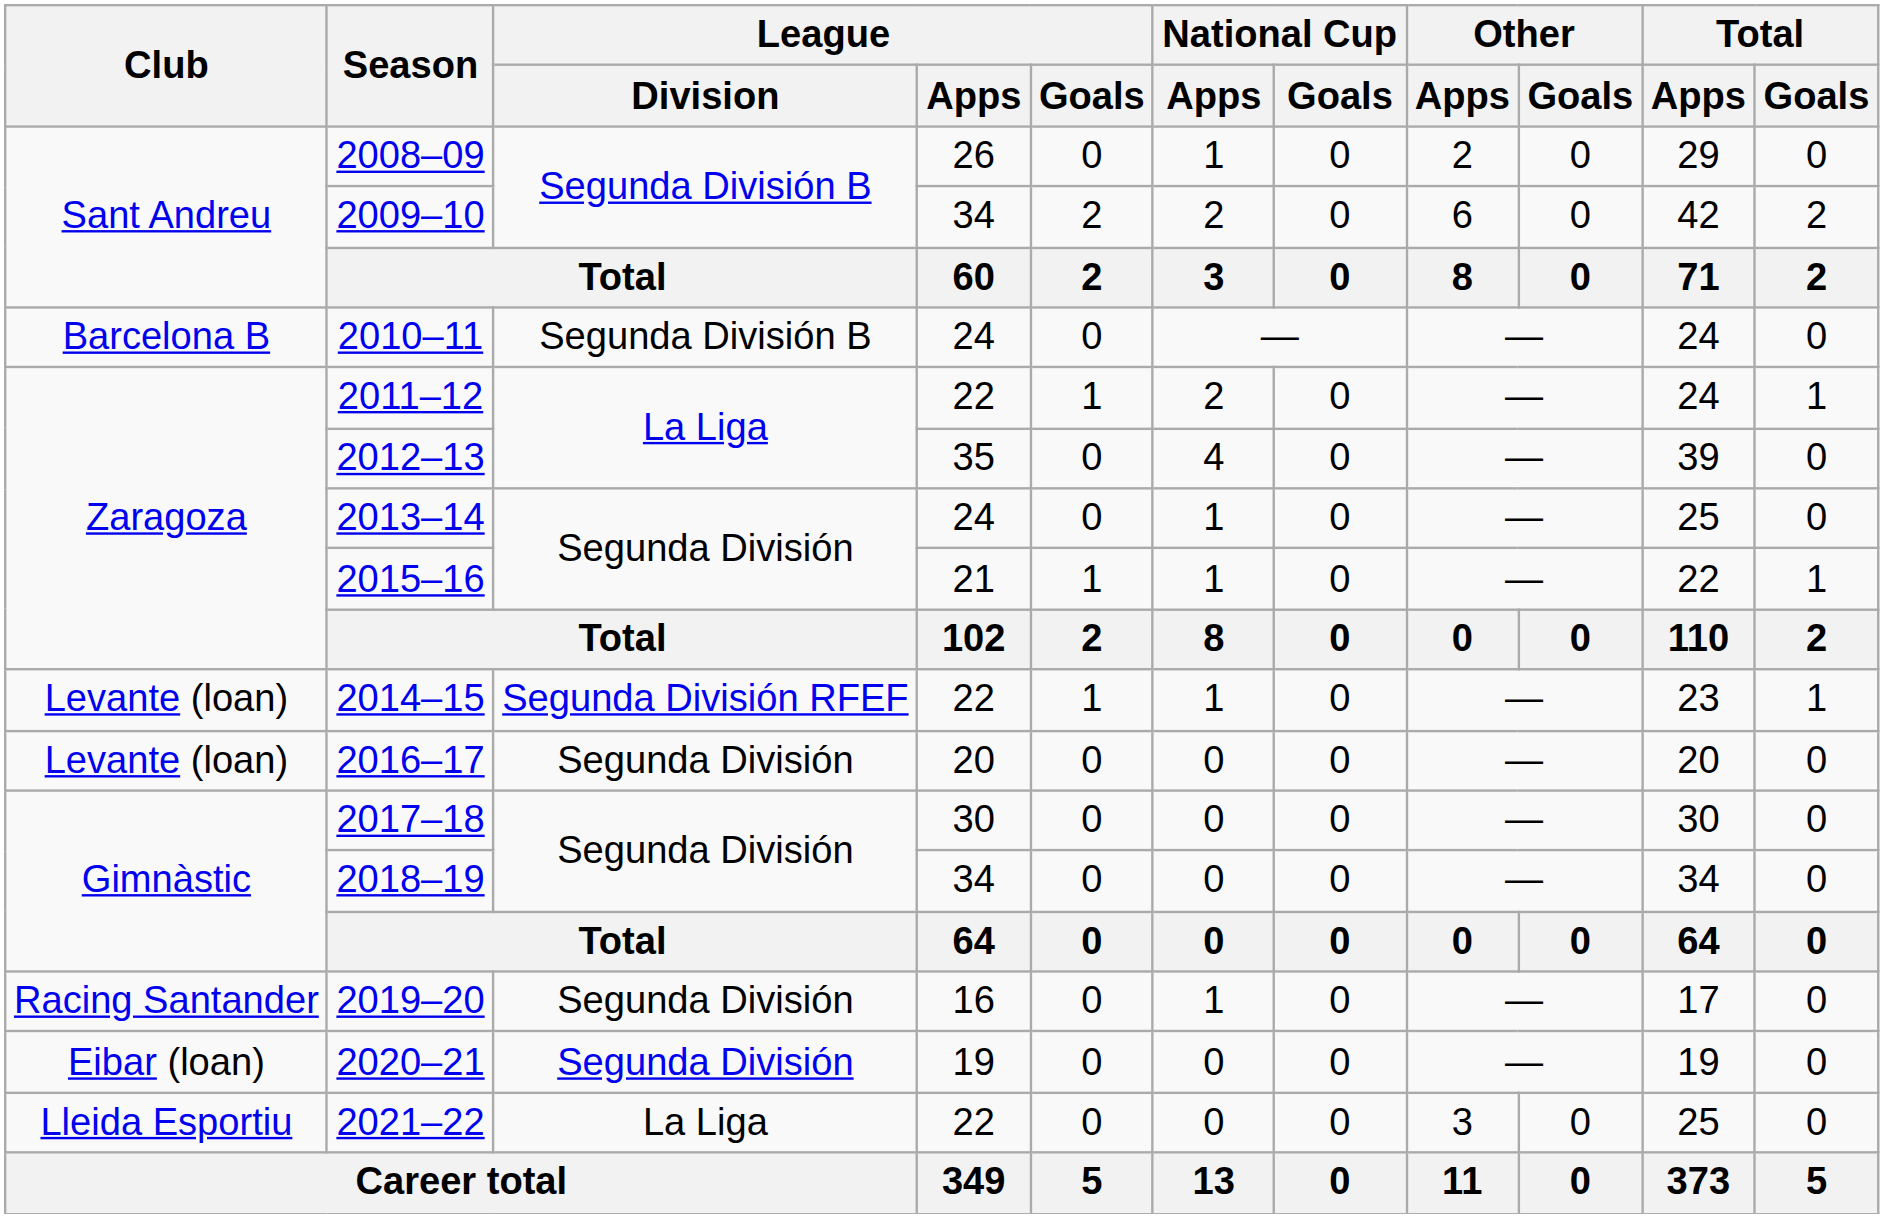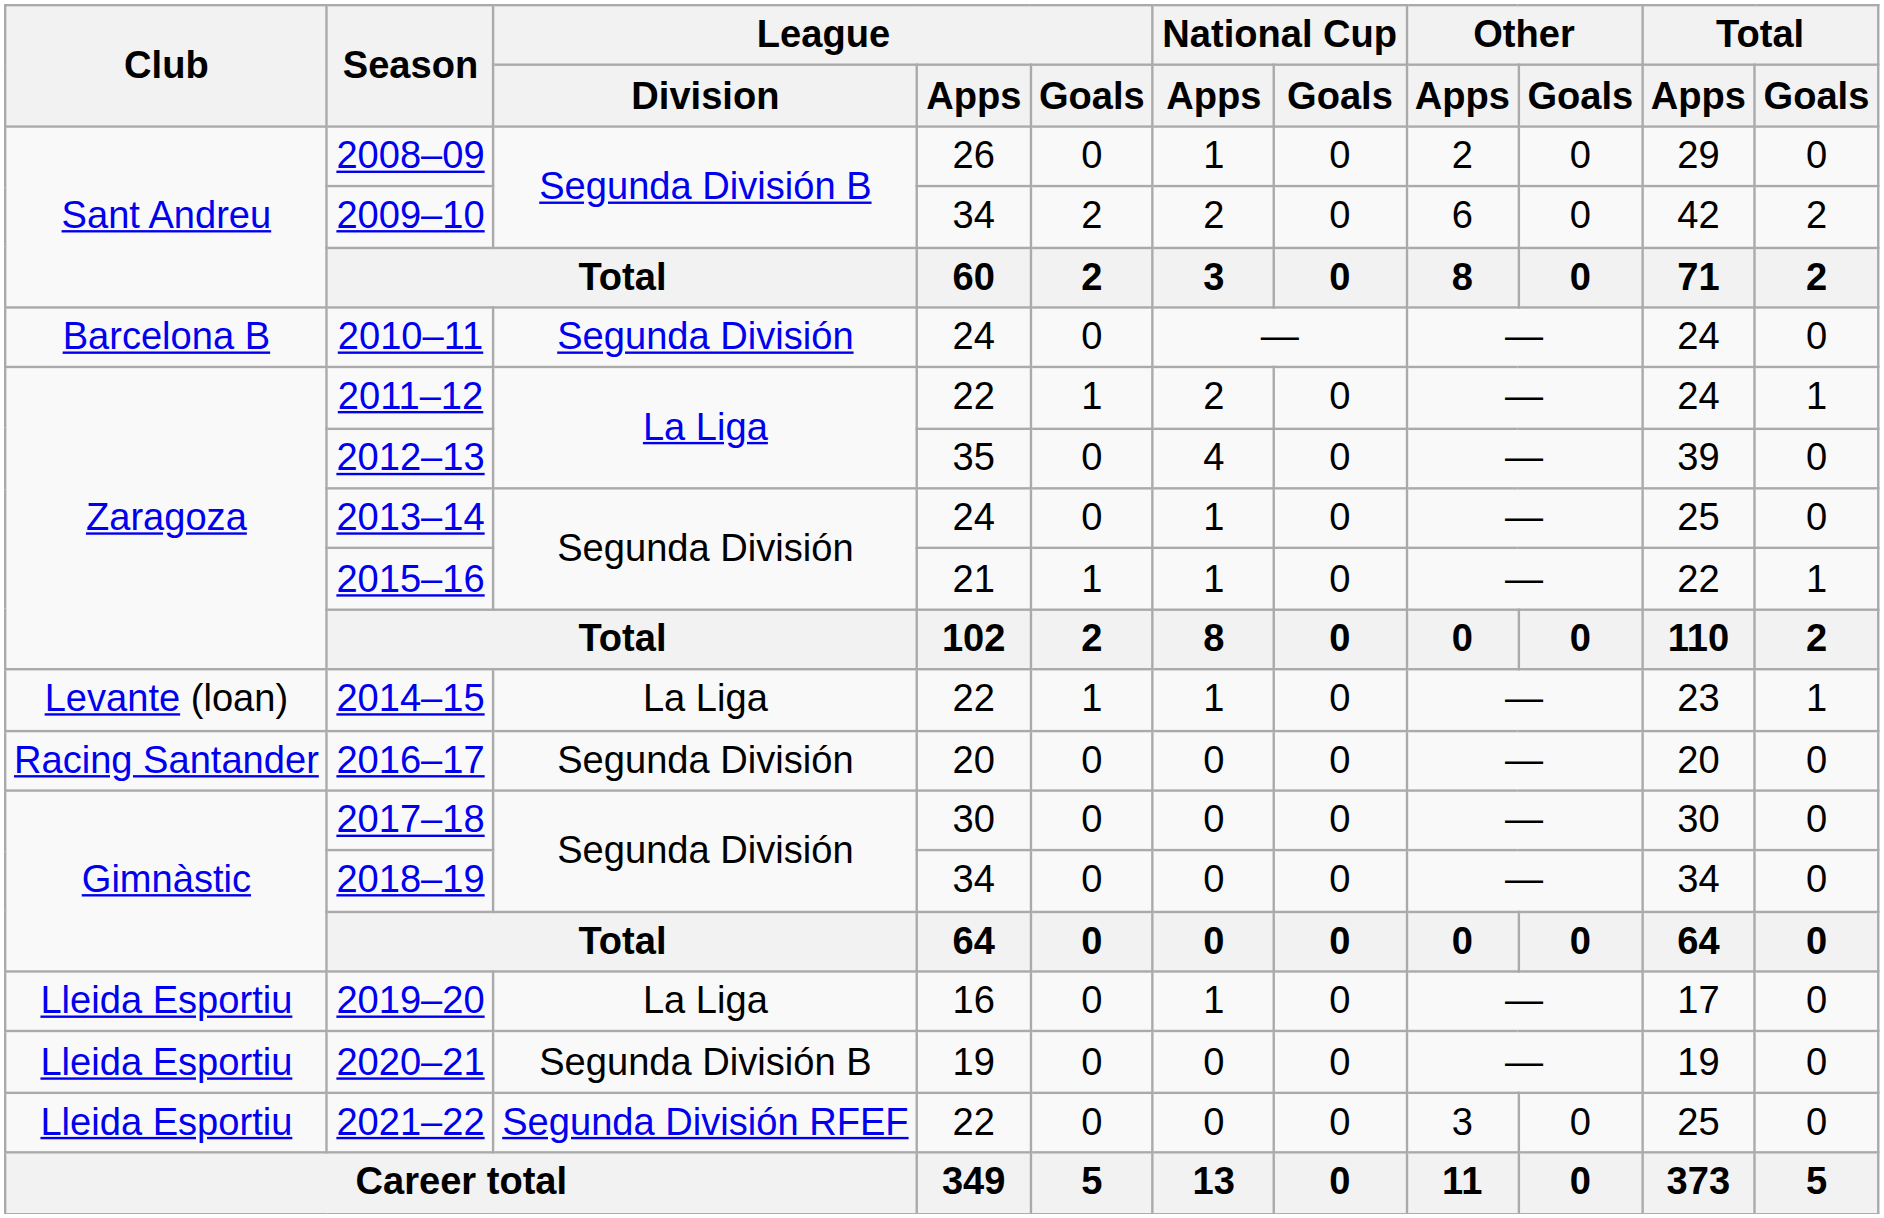(705, 336) Segunda División B -> (705, 336) Segunda División
(705, 699) Segunda División RFEF -> (705, 699) La Liga
(166, 759) Levante (loan) -> (166, 759) Racing Santander
(166, 1000) Racing Santander -> (166, 1000) Lleida Esportiu
(705, 1000) Segunda División -> (705, 1000) La Liga
(166, 1061) Eibar (loan) -> (166, 1061) Lleida Esportiu
(705, 1061) Segunda División -> (705, 1061) Segunda División B
(705, 1121) La Liga -> (705, 1121) Segunda División RFEF
